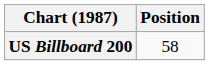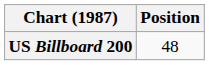(170, 45) 58 -> (170, 45) 48
